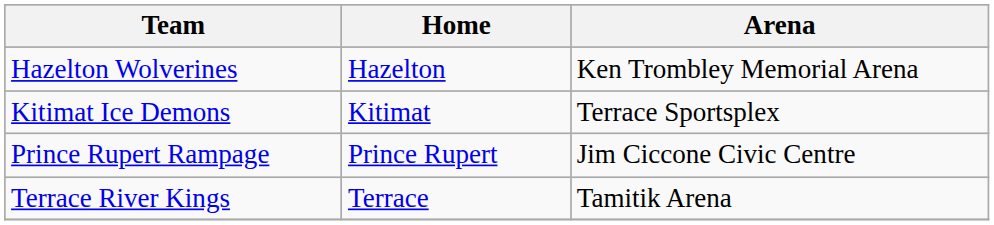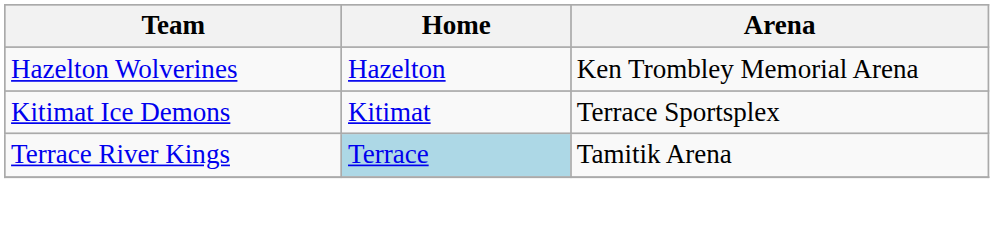- row: (140, 154)
(388, 197) no background -> (388, 154) lightblue background
